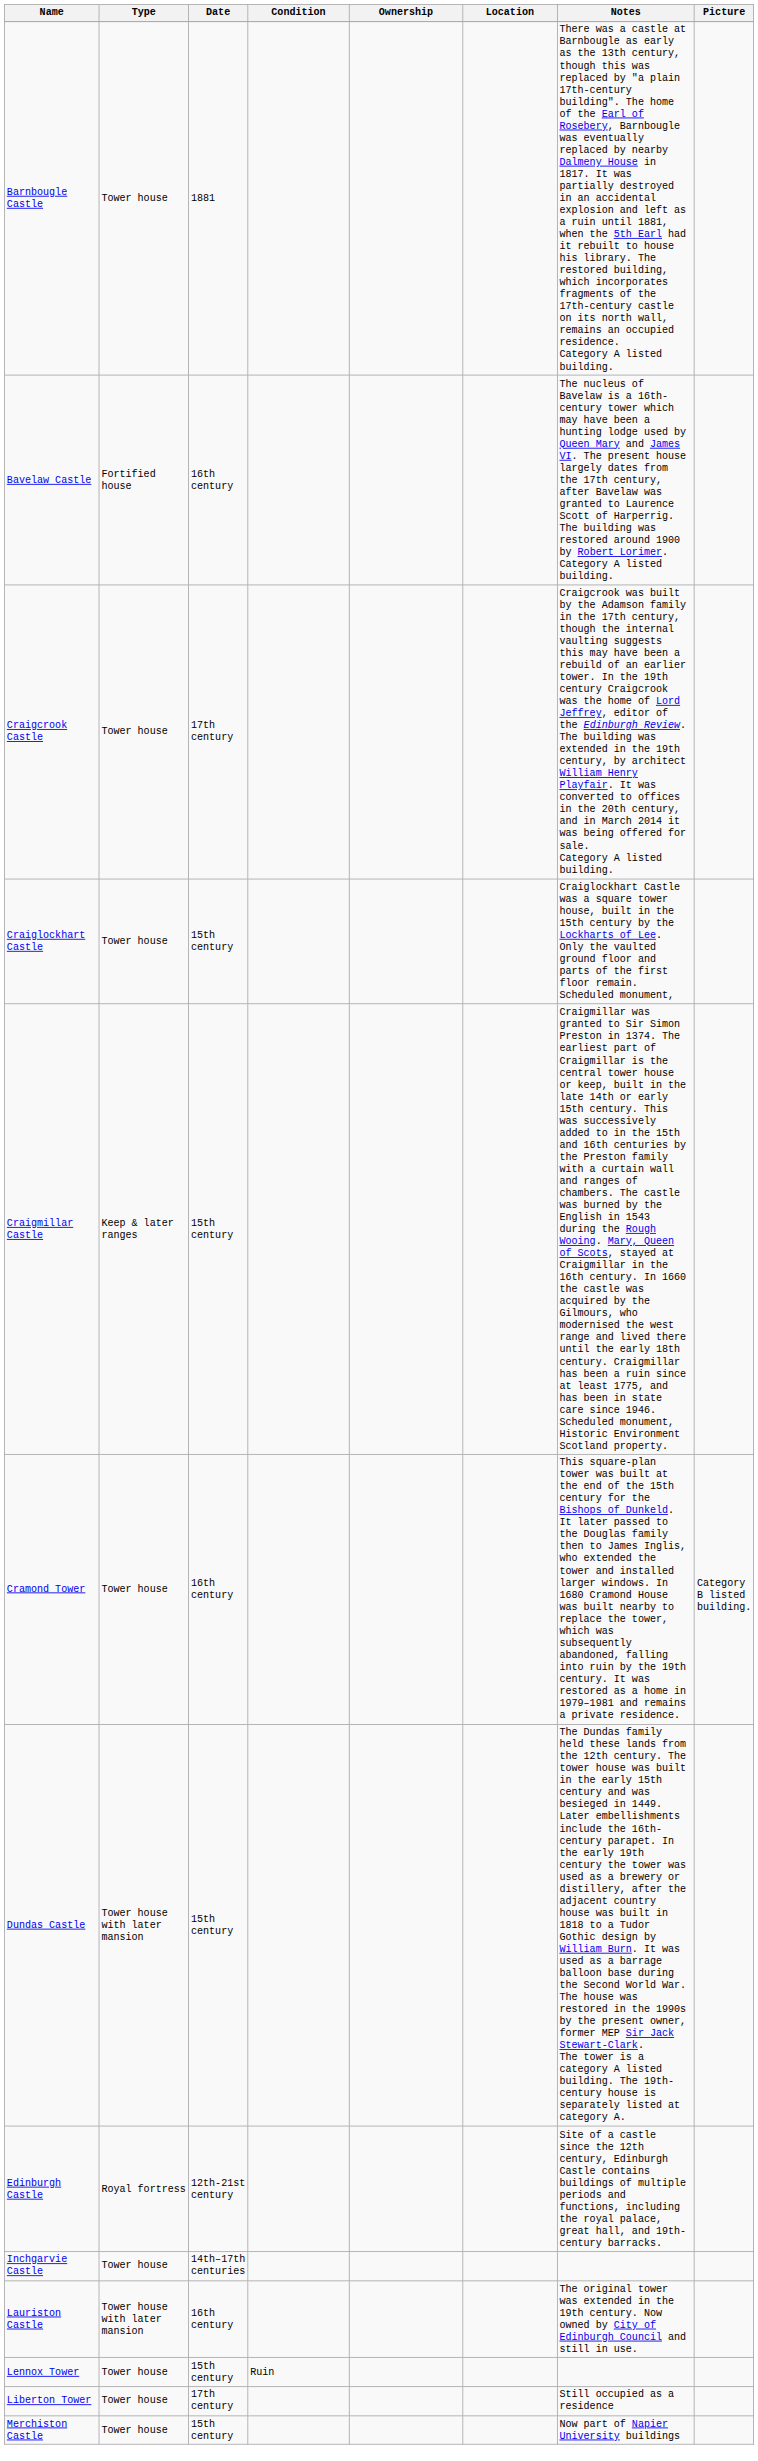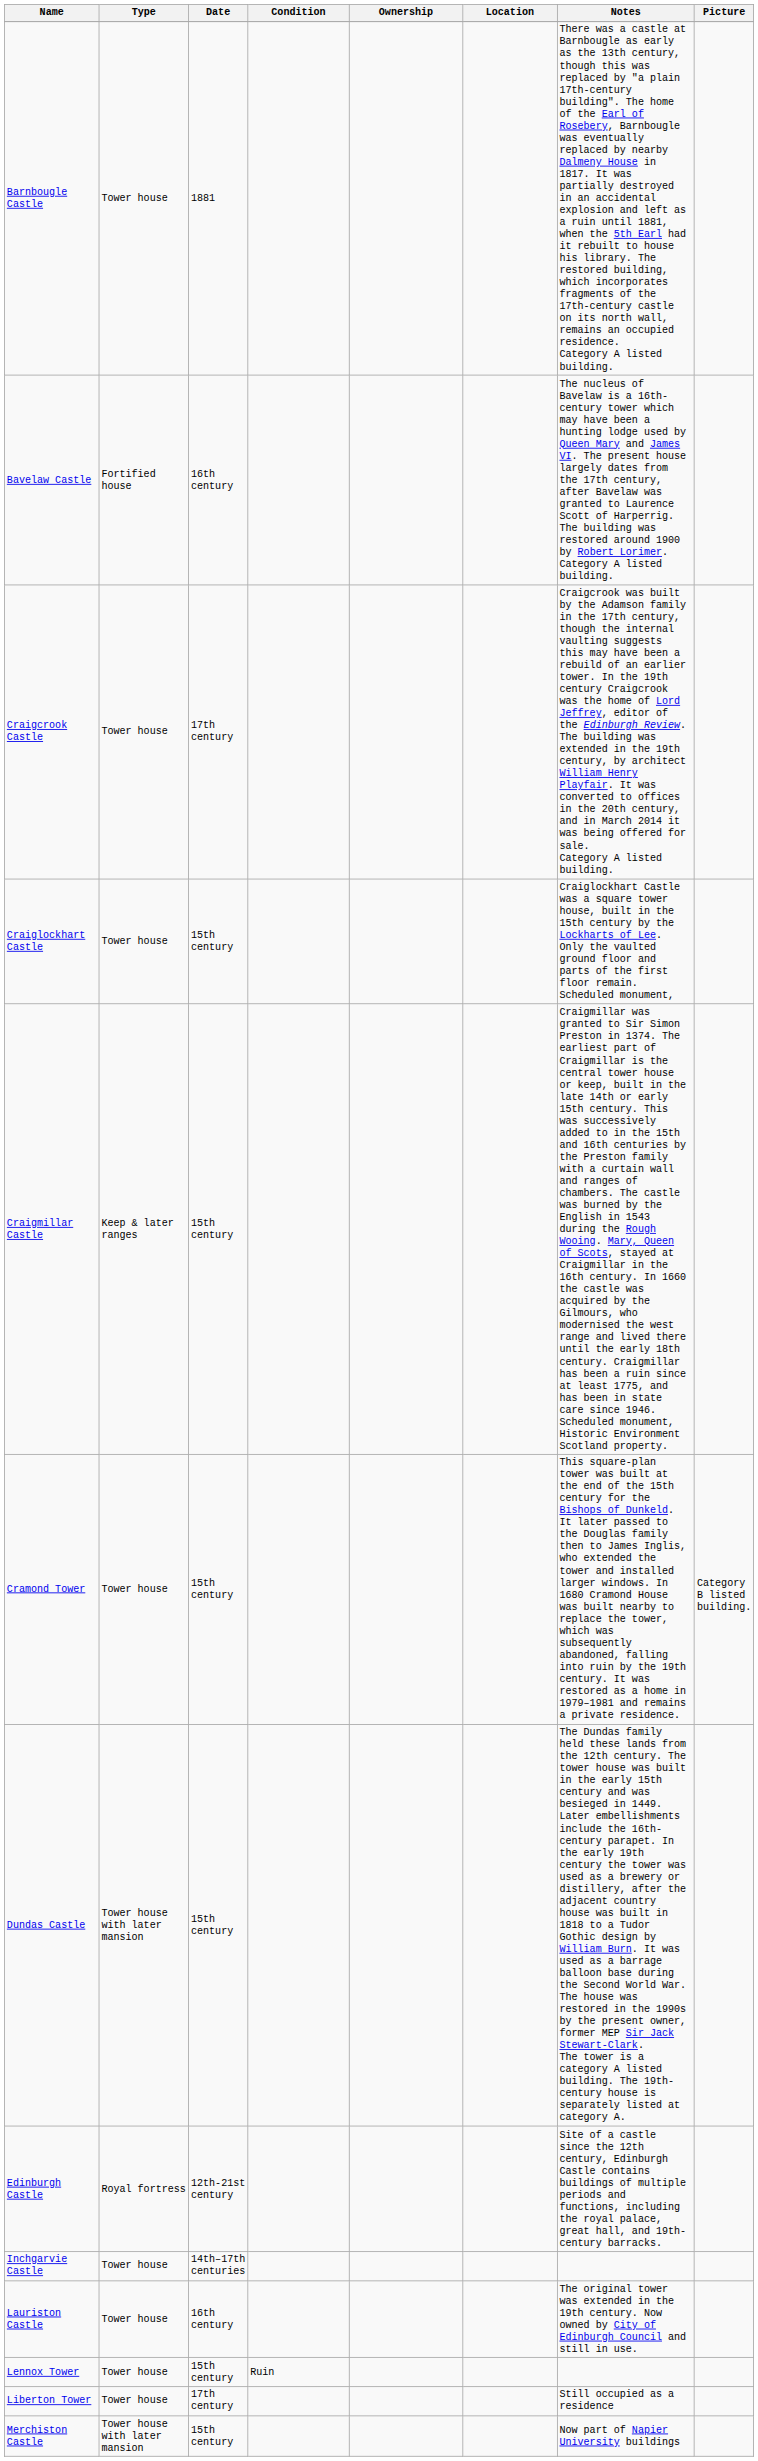(212, 1589) 16th century -> (212, 1589) 15th century
(135, 2319) Tower house with later mansion -> (135, 2319) Tower house
(135, 2430) Tower house -> (135, 2436) Tower house with later mansion
